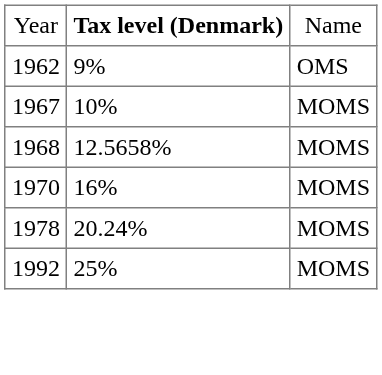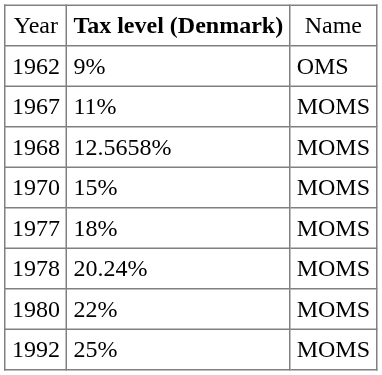(95, 106) 10% -> (95, 106) 11%
(95, 187) 16% -> (95, 187) 15%
+ row: (36, 227)
+ row: (36, 308)
